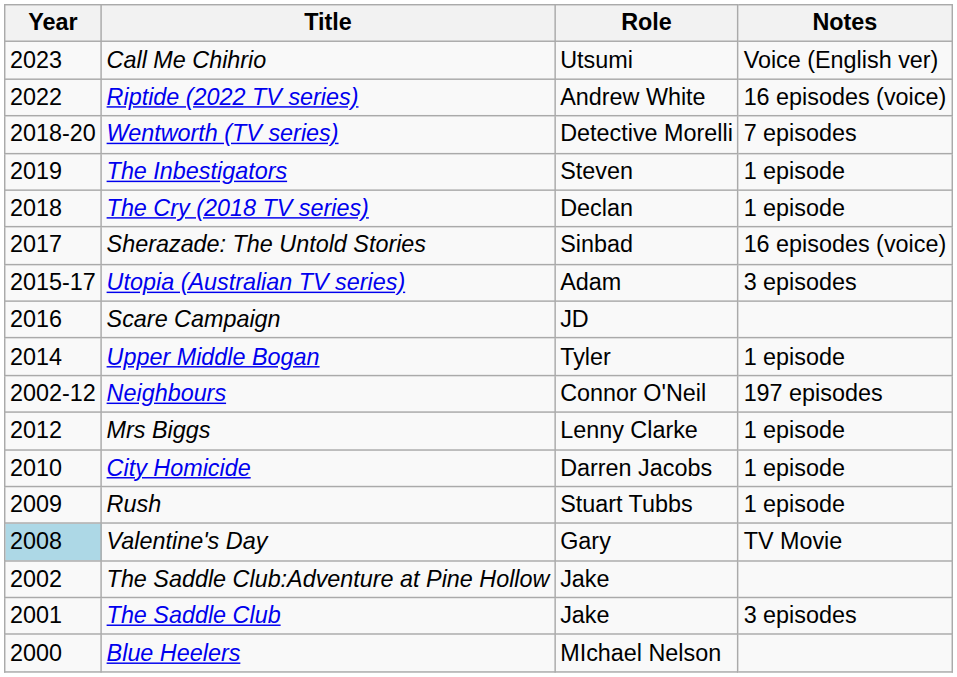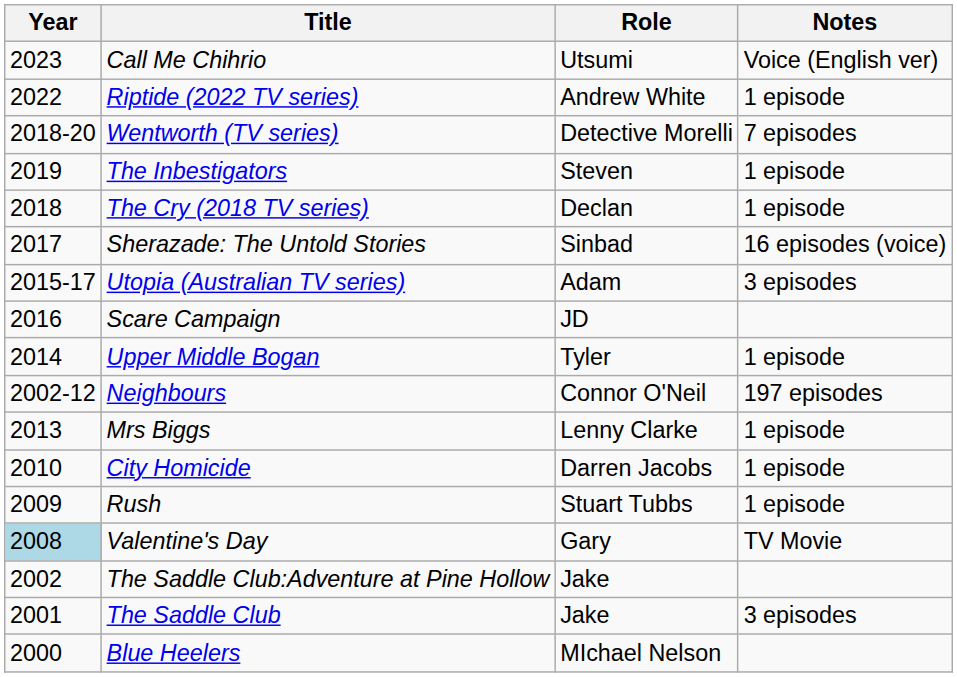(845, 97) 16 episodes (voice) -> (794, 97) 1 episode
(36, 430) 2012 -> (36, 430) 2013
